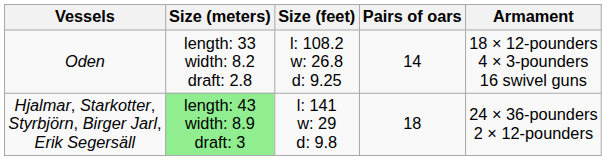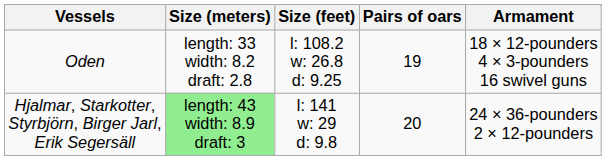(412, 61) 14 -> (412, 61) 19
(412, 124) 18 -> (412, 124) 20
